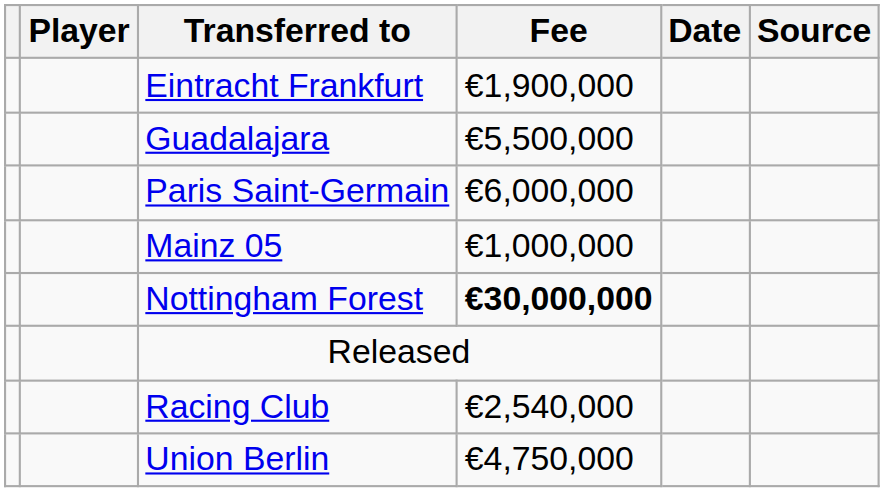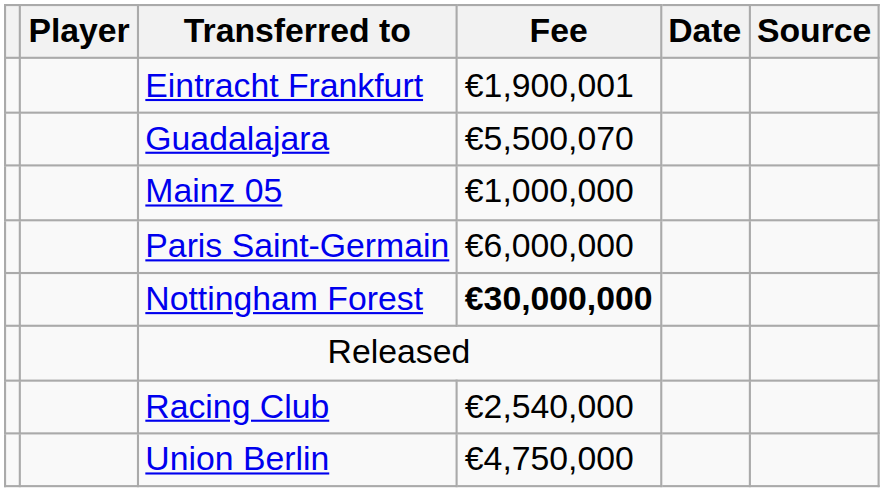(549, 84) €1,900,000 -> (549, 84) €1,900,001
(549, 138) €5,500,000 -> (549, 138) €5,500,070
rows swapped: (297, 191) <-> (214, 245)
